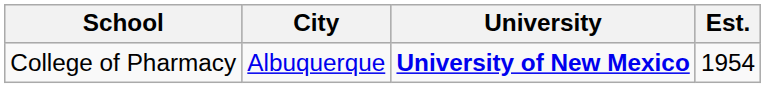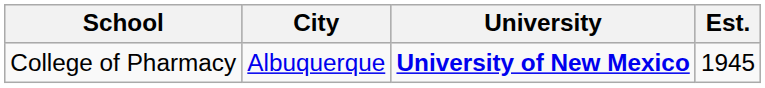(728, 62) 1954 -> (728, 62) 1945
